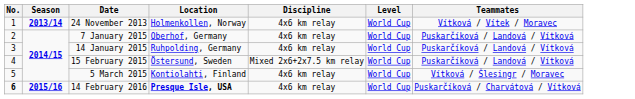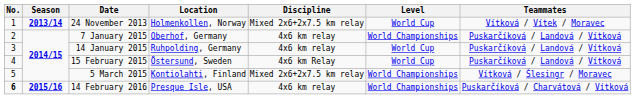(307, 24) 4x6 km relay -> (307, 24) Mixed 2x6+2x7.5 km relay
(389, 37) World Cup -> (413, 37) World Championships
(307, 62) Mixed 2x6+2x7.5 km relay -> (307, 62) 4x6 km Relay
(307, 75) 4x6 km relay -> (307, 75) Mixed 2x6+2x7.5 km relay
(389, 75) World Cup -> (413, 75) World Championships
(191, 88) bold -> (191, 88) normal
(389, 88) World Cup -> (413, 88) World Championships
